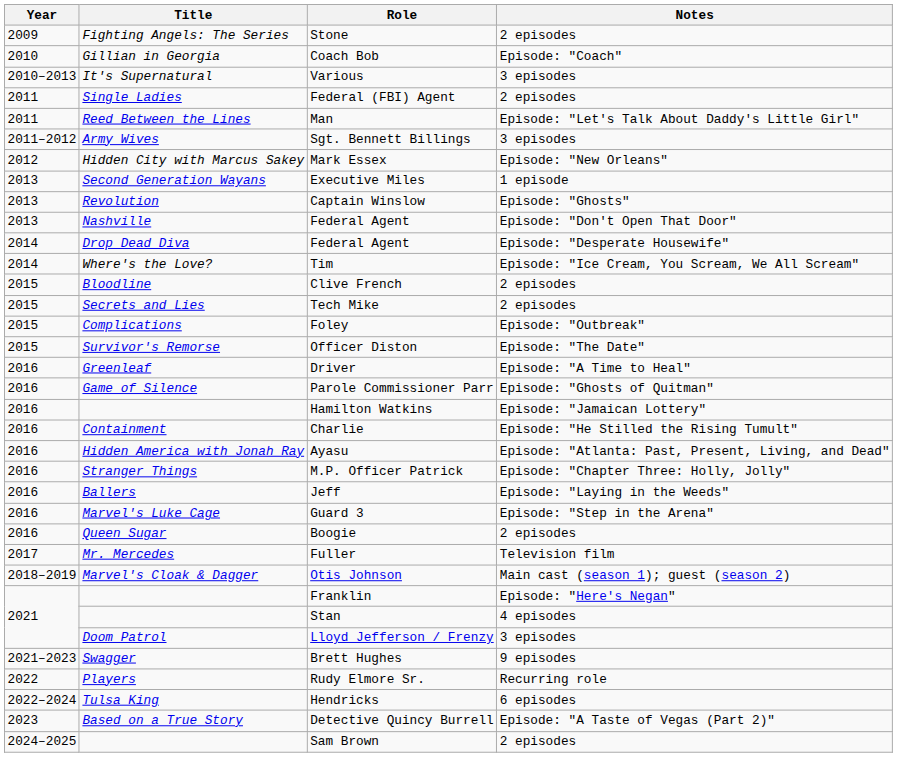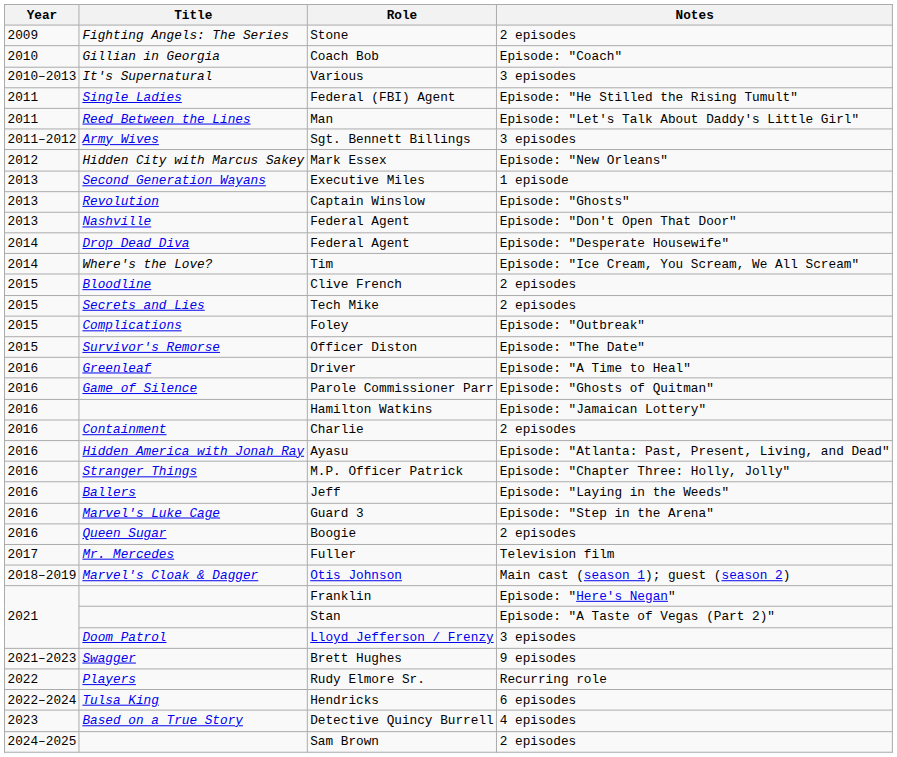(538, 98) 2 episodes -> (649, 98) Episode: "He Stilled the Rising Tumult"
(649, 430) Episode: "He Stilled the Rising Tumult" -> (538, 430) 2 episodes
(538, 617) 4 episodes -> (637, 617) Episode: "A Taste of Vegas (Part 2)"
(637, 721) Episode: "A Taste of Vegas (Part 2)" -> (538, 721) 4 episodes
